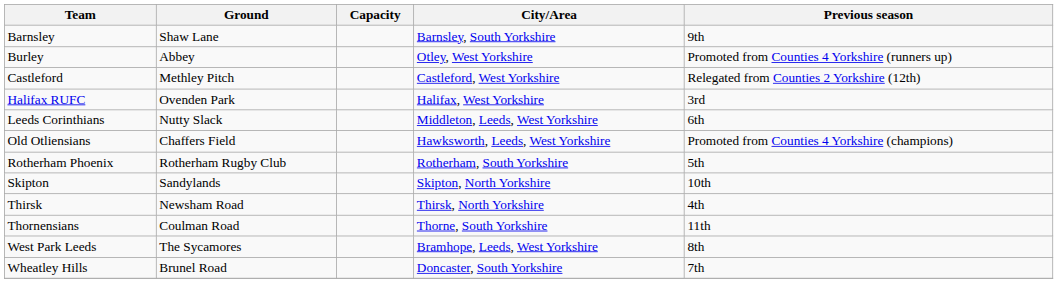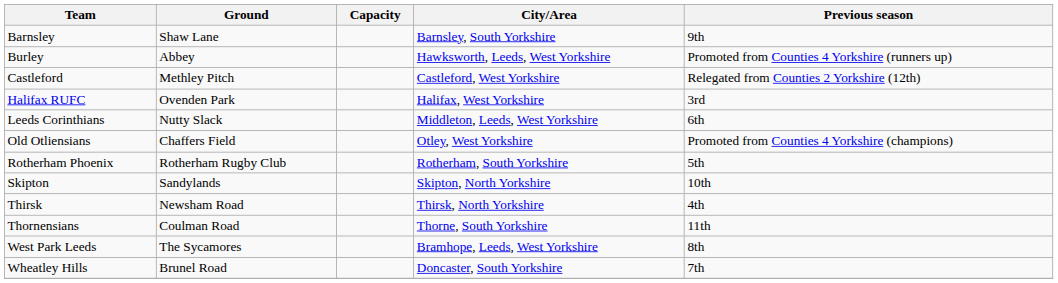(475, 57) Otley, West Yorkshire -> (514, 57) Hawksworth, Leeds, West Yorkshire
(514, 141) Hawksworth, Leeds, West Yorkshire -> (475, 141) Otley, West Yorkshire
